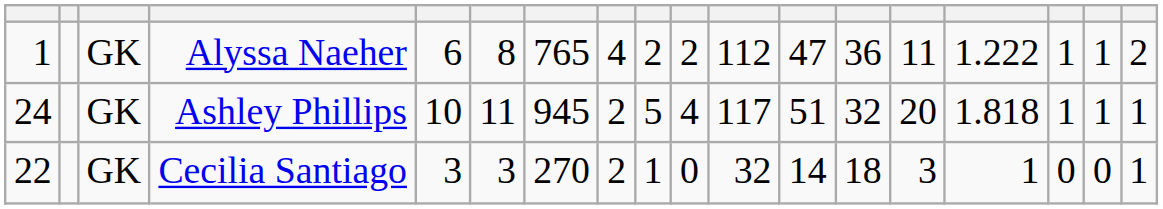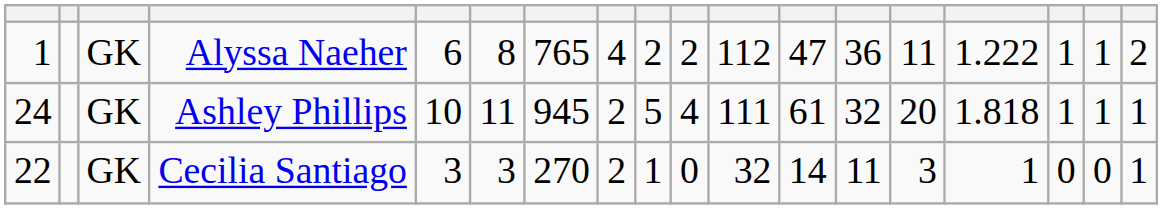(744, 111) 117 -> (744, 111) 111
(808, 111) 51 -> (808, 111) 61
(863, 171) 18 -> (864, 171) 11
